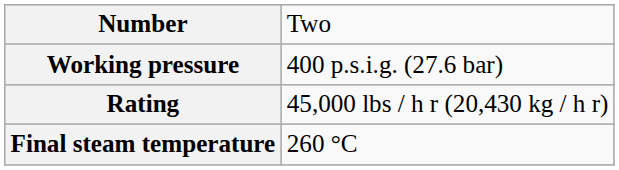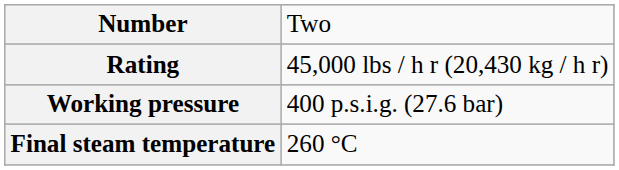rows swapped: (143, 104) <-> (143, 64)
